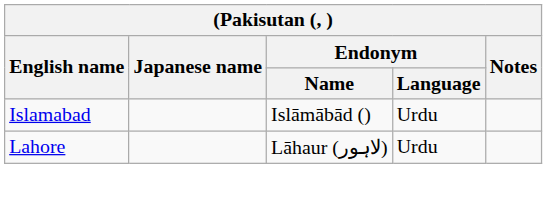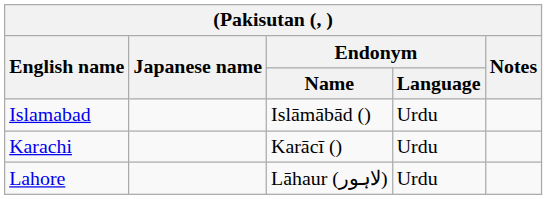+ row: (41, 146)
